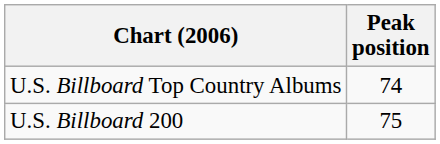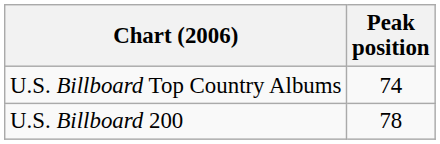(391, 120) 75 -> (391, 120) 78
